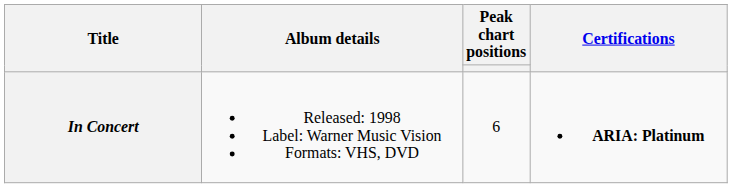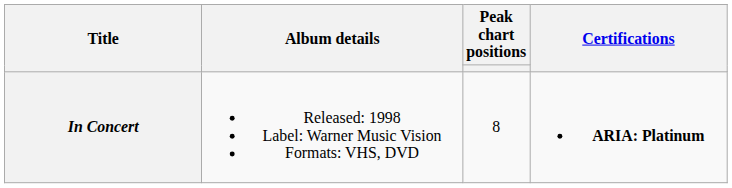(496, 127) 6 -> (496, 127) 8
